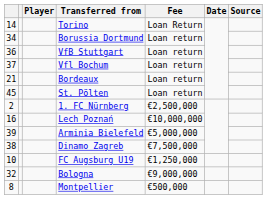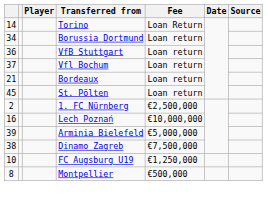- row: (76, 174)
